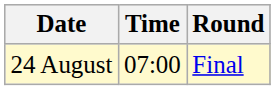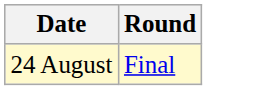- column: (152, 24)
